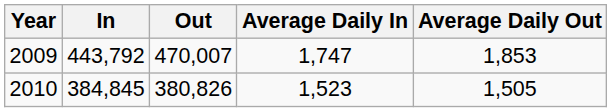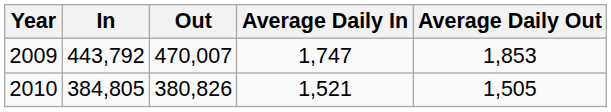(106, 89) 384,845 -> (106, 89) 384,805
(325, 89) 1,523 -> (325, 89) 1,521
